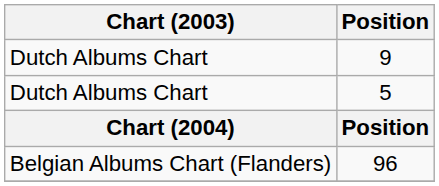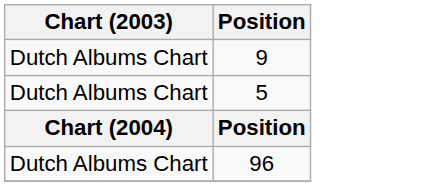(171, 163) Belgian Albums Chart (Flanders) -> (109, 163) Dutch Albums Chart
